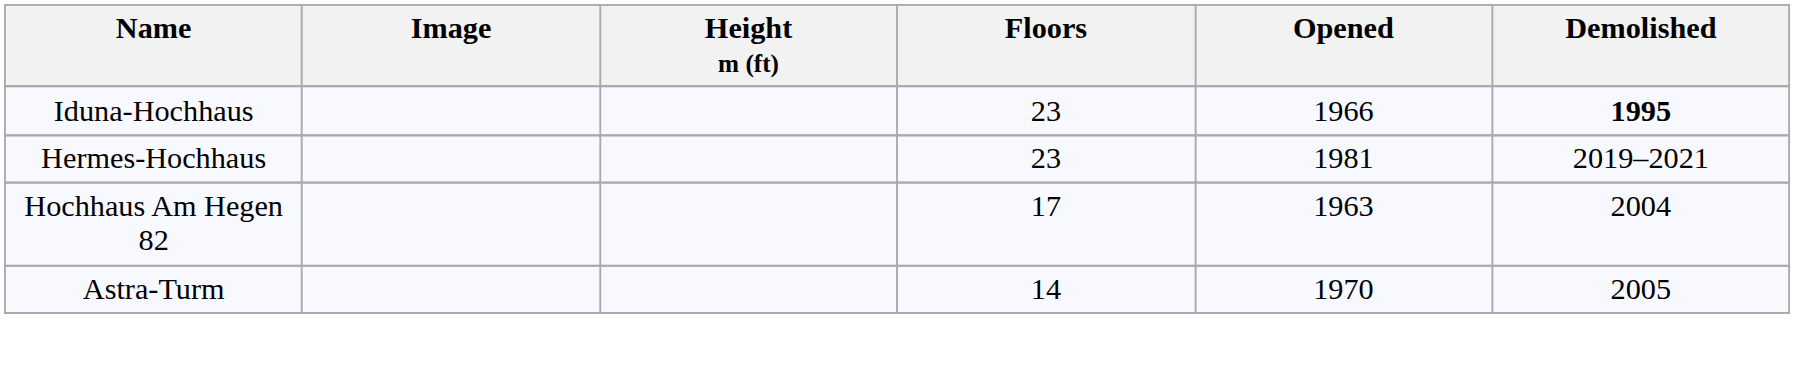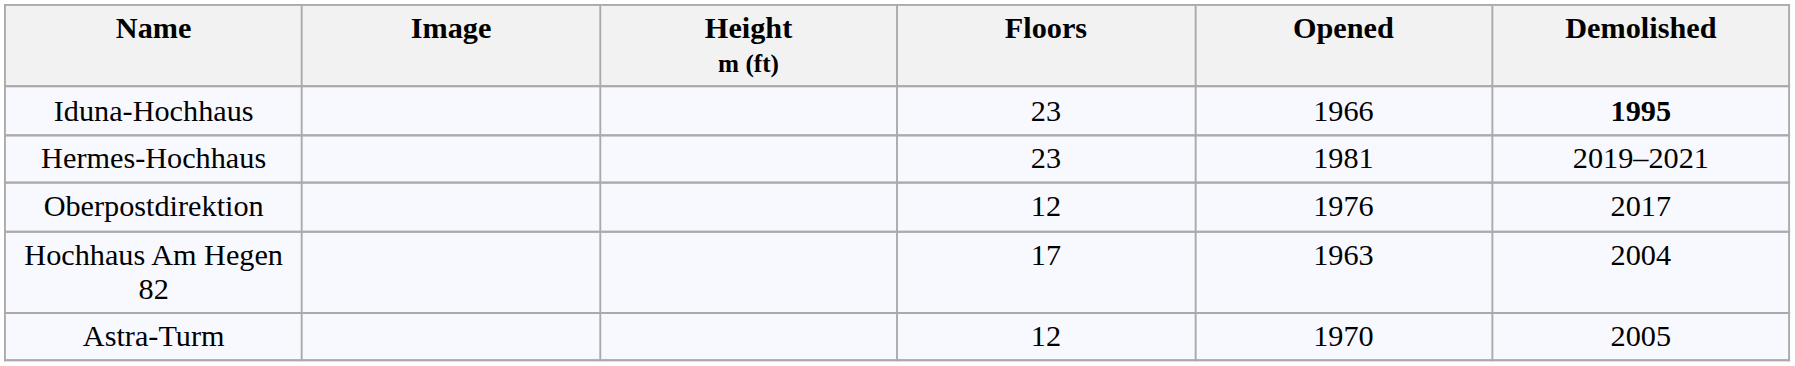+ row: (154, 206)
(1046, 288) 14 -> (1046, 336) 12
